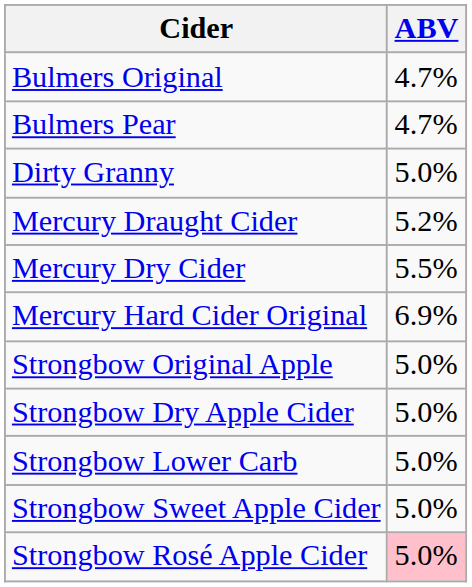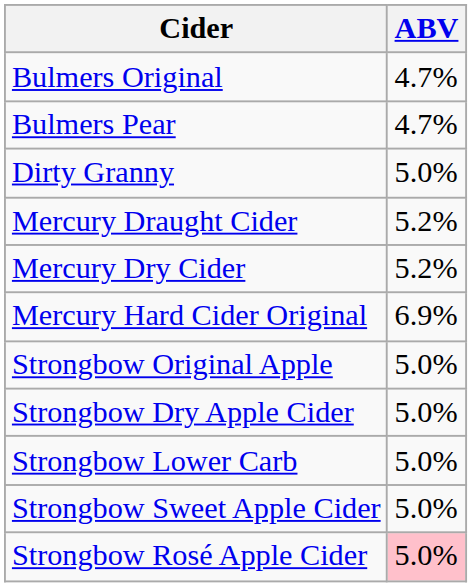(426, 268) 5.5% -> (426, 268) 5.2%
